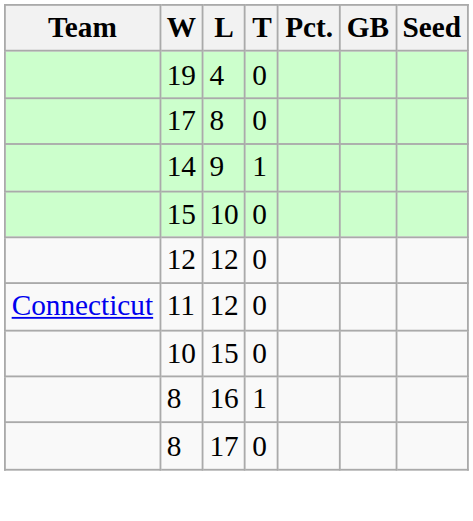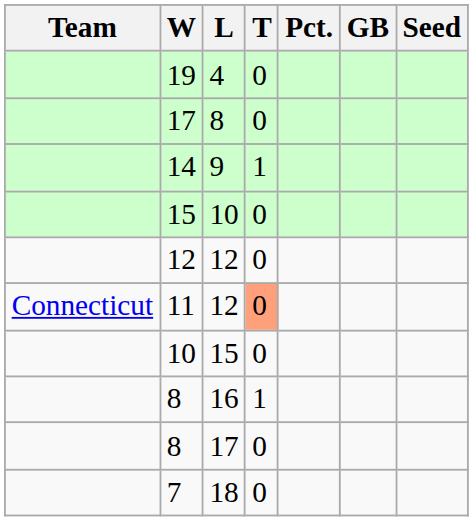(260, 306) no background -> (260, 306) lightsalmon background
+ row: (174, 492)
